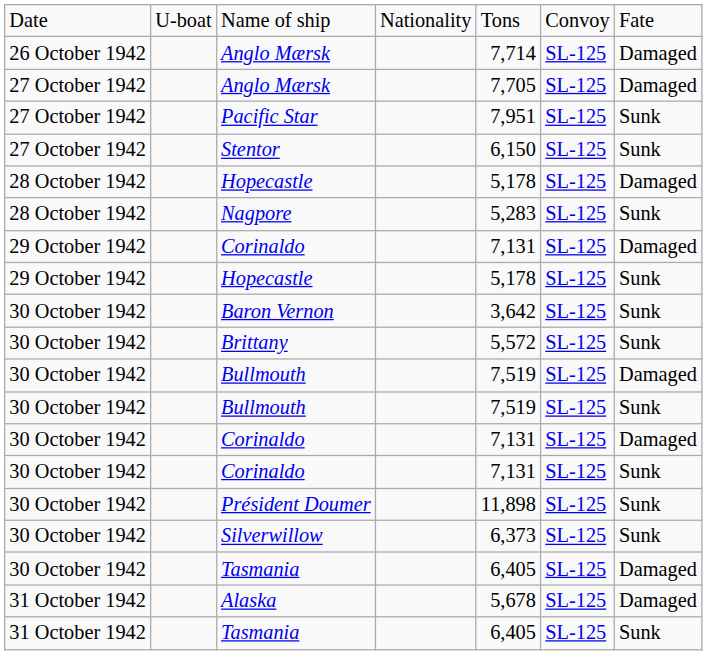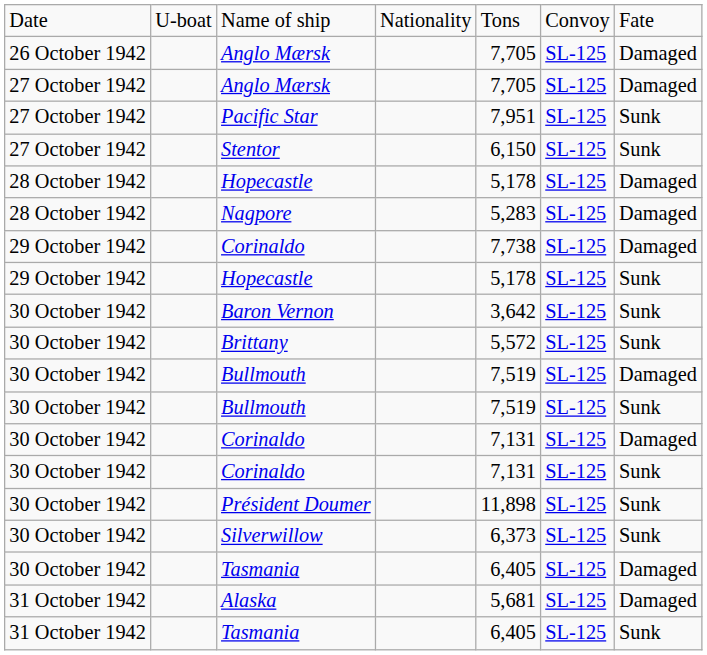(513, 52) 7,714 -> (513, 52) 7,705
(640, 213) Sunk -> (658, 213) Damaged
(513, 246) 7,131 -> (513, 246) 7,738
(513, 600) 5,678 -> (513, 600) 5,681
